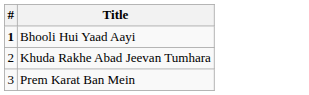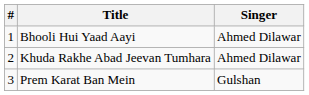+ column: (259, 15)
(11, 37) bold -> (11, 37) normal
